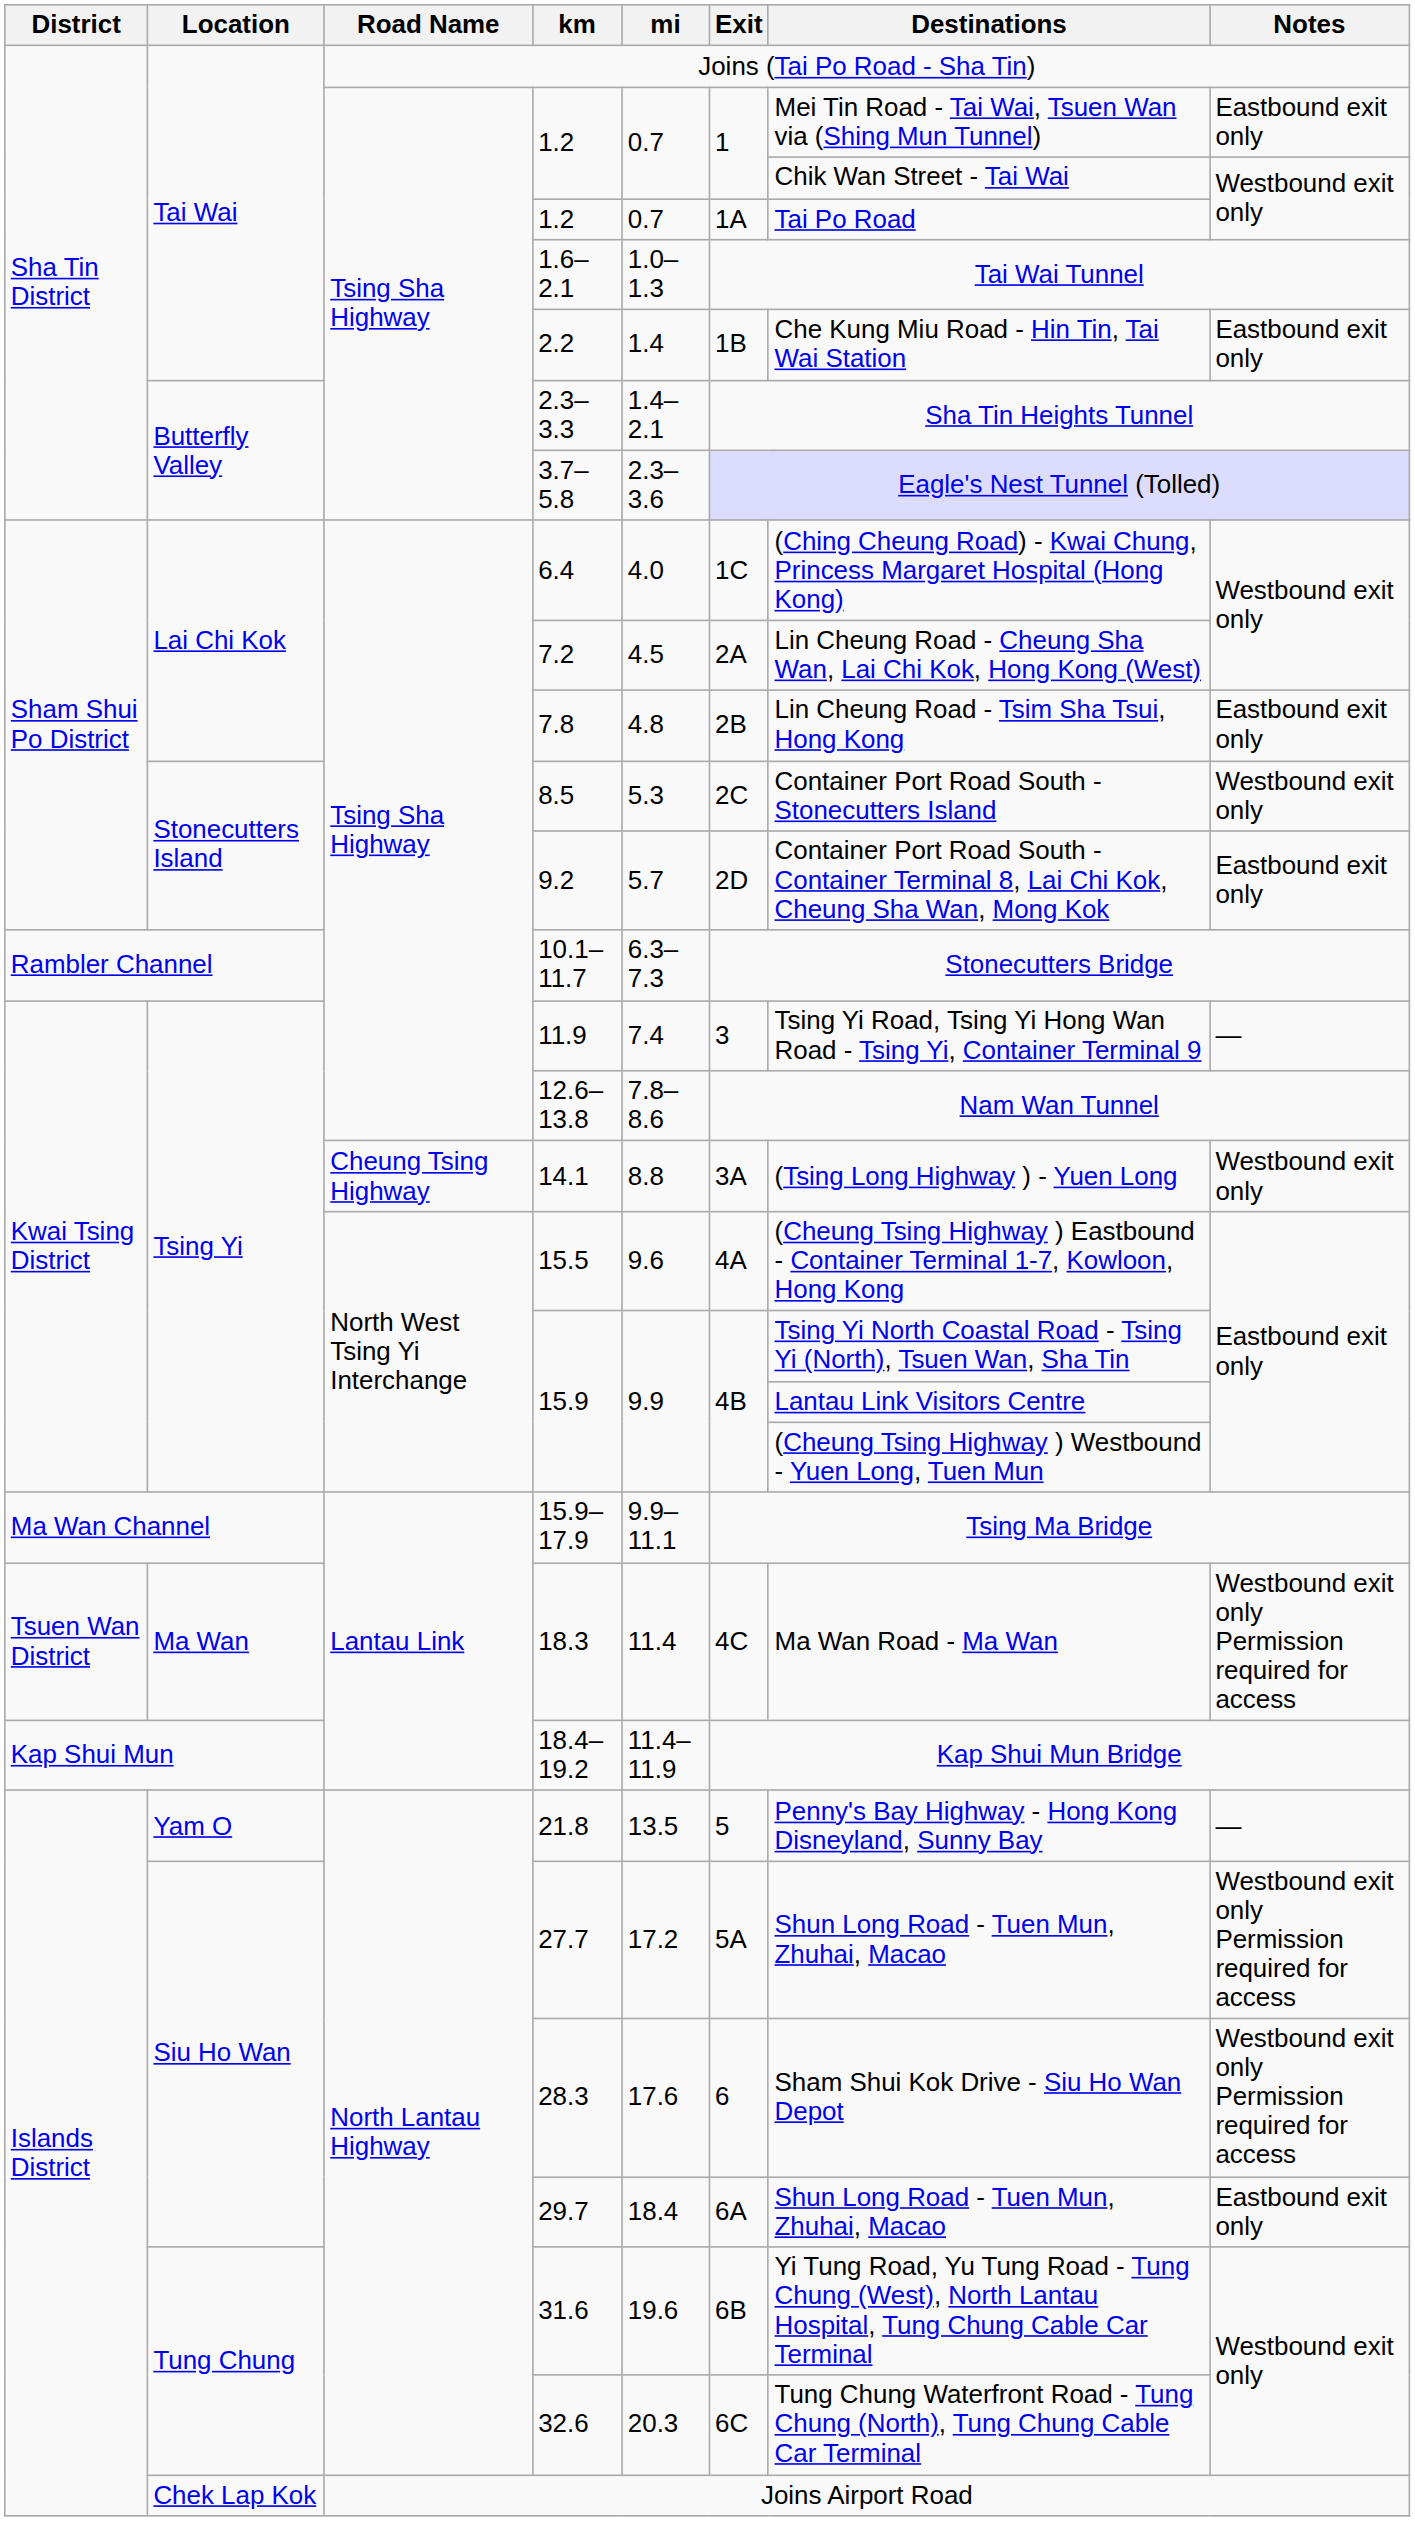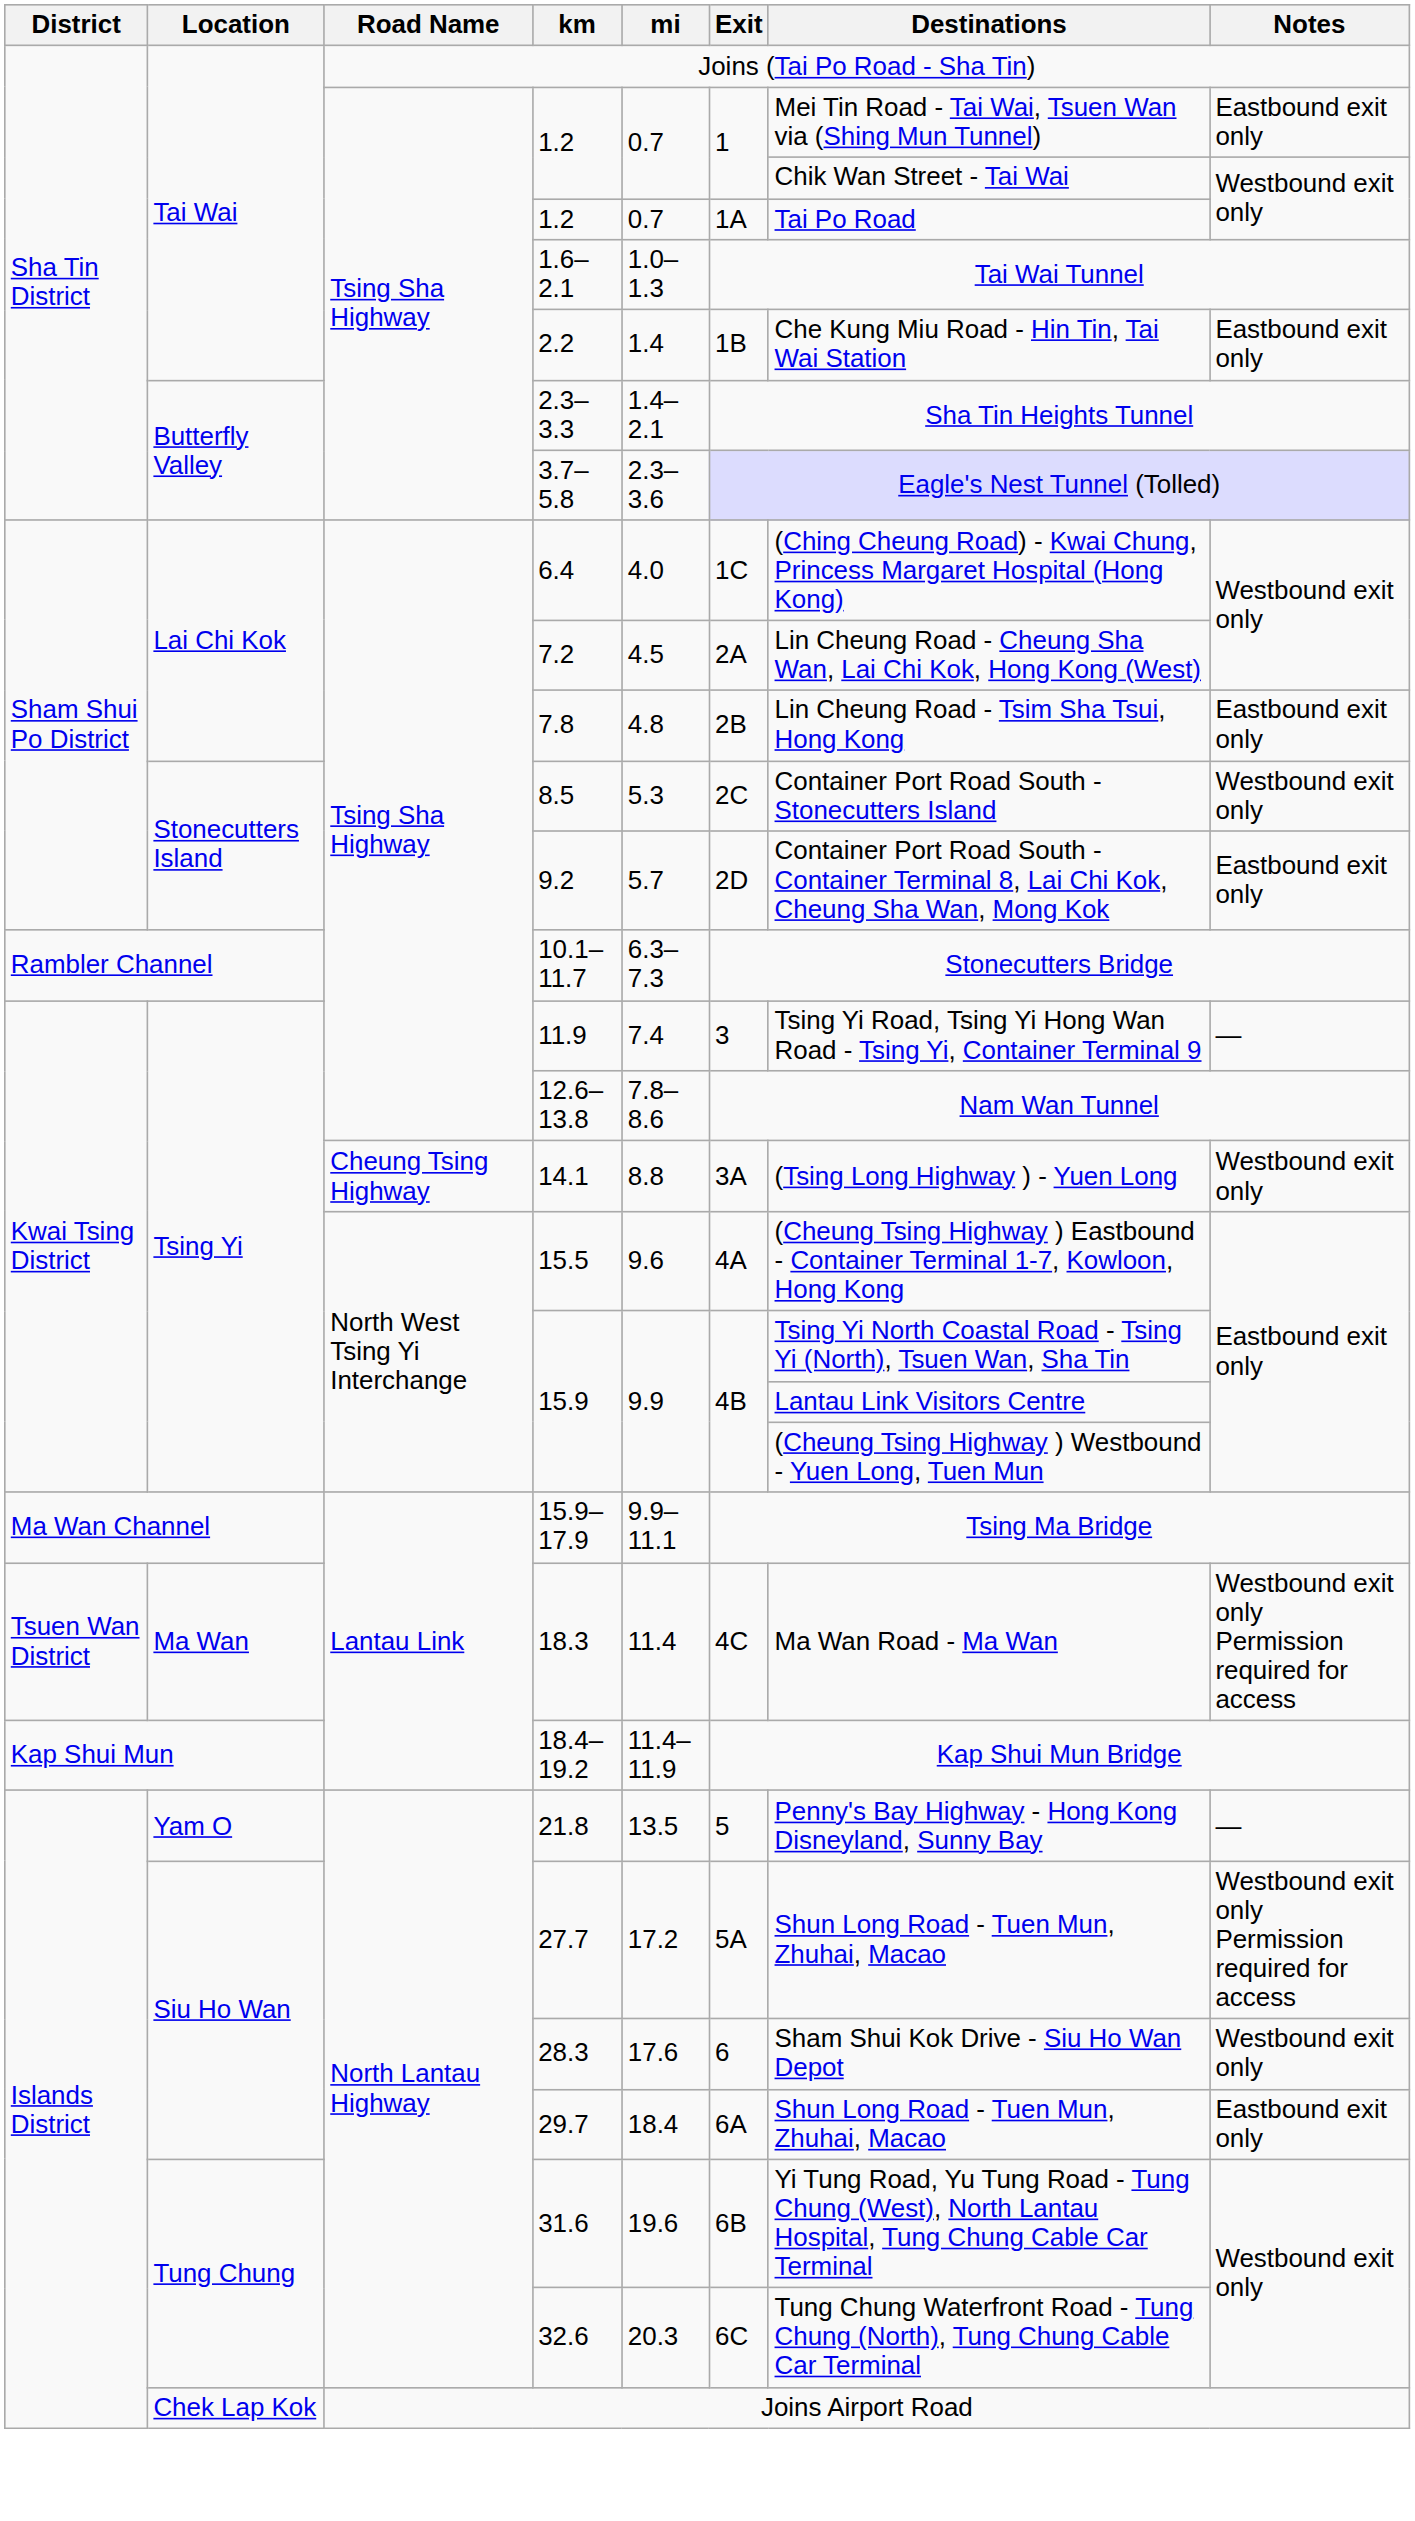(1305, 2097) Westbound exit only Permission required for access -> (1305, 2053) Westbound exit only
